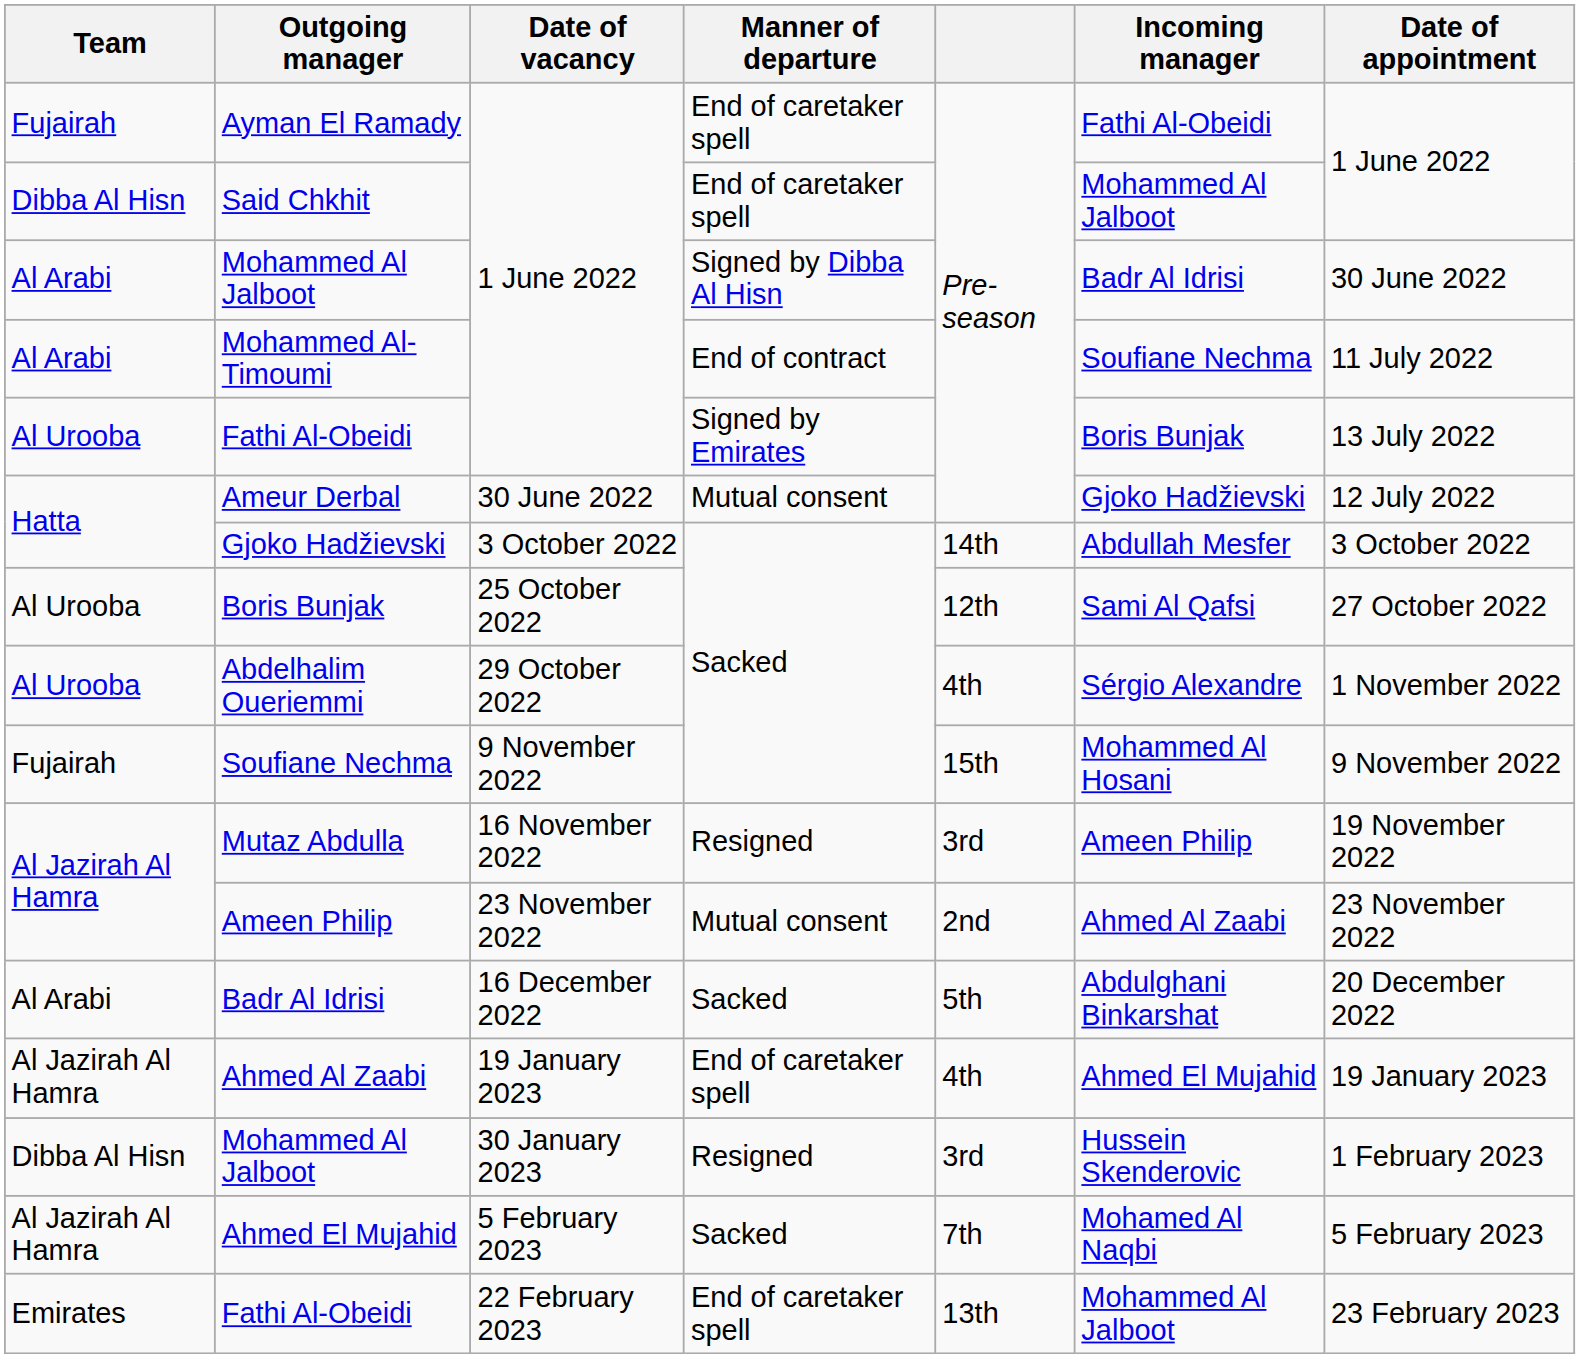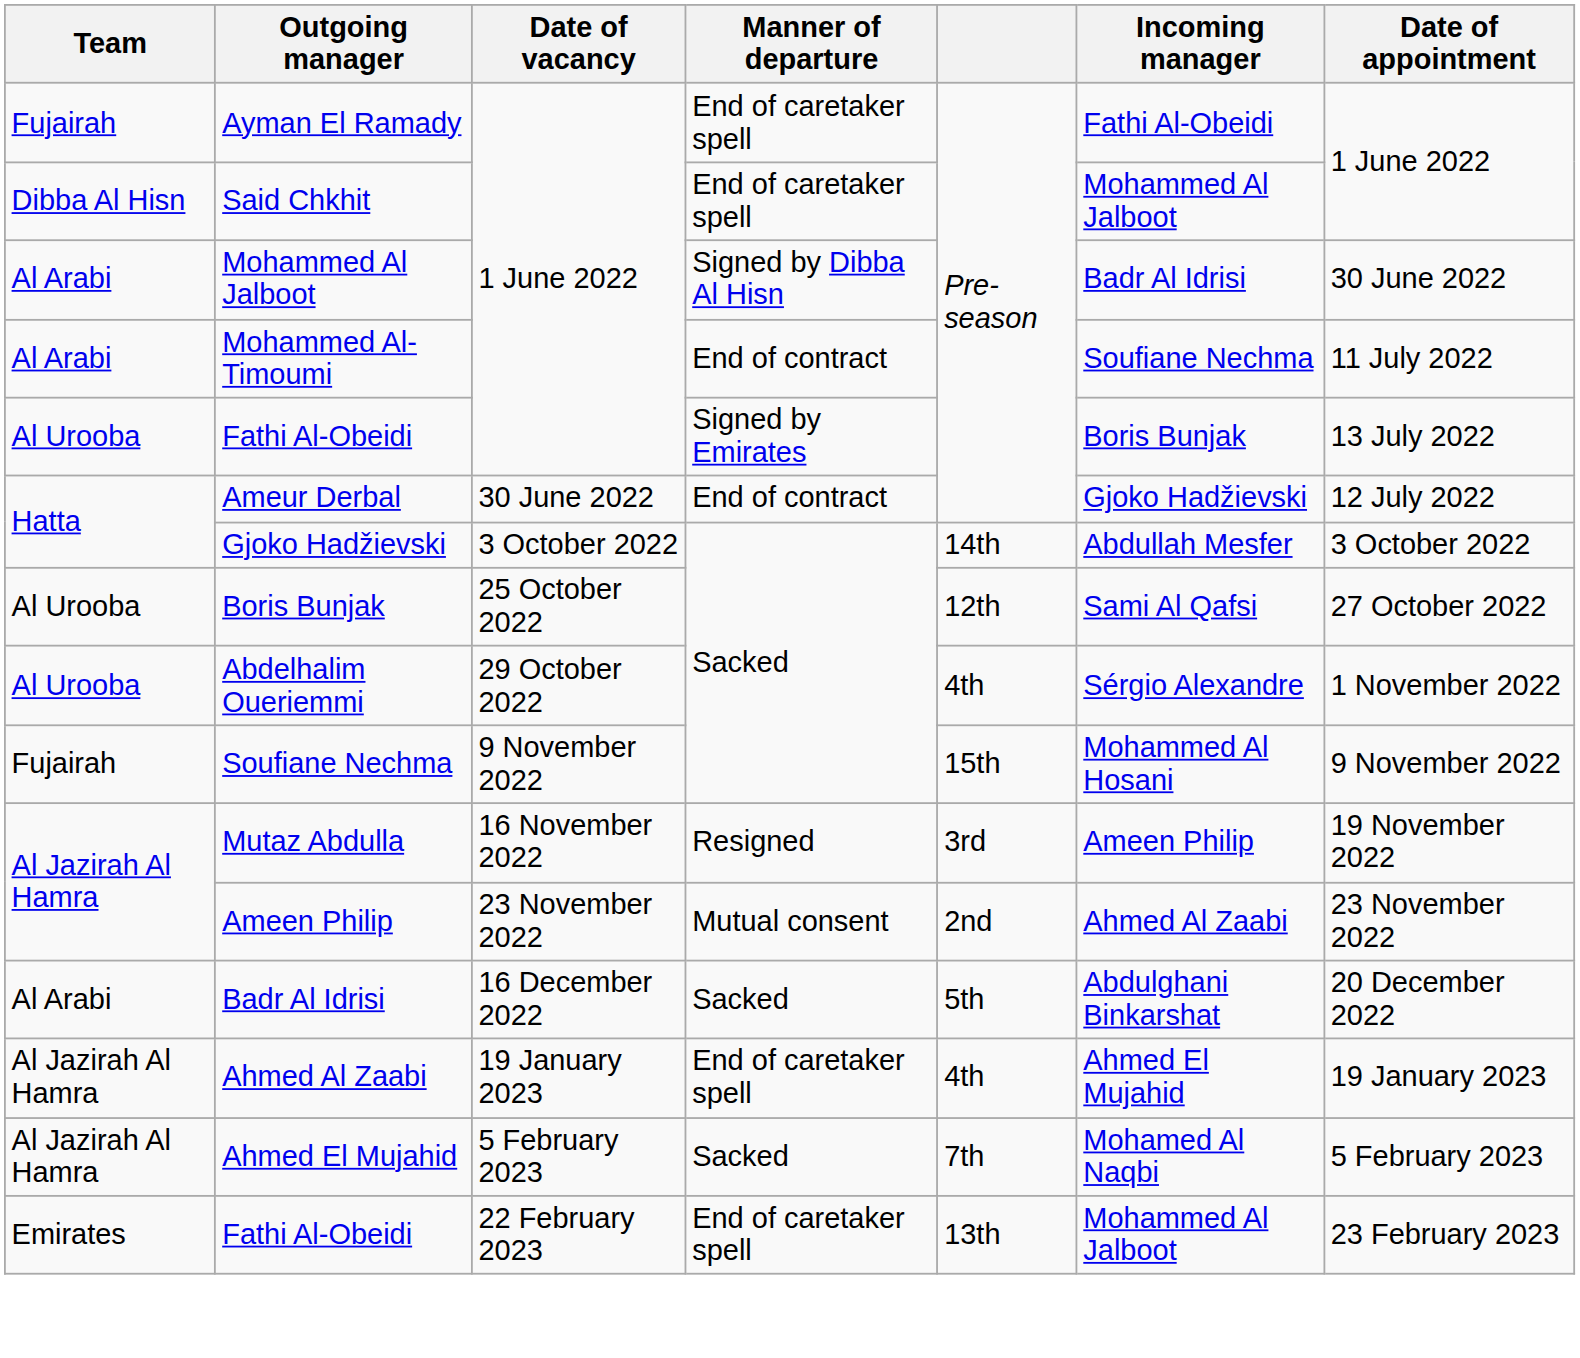(789, 498) Mutual consent -> (790, 498) End of contract
- row: (314, 1156)
